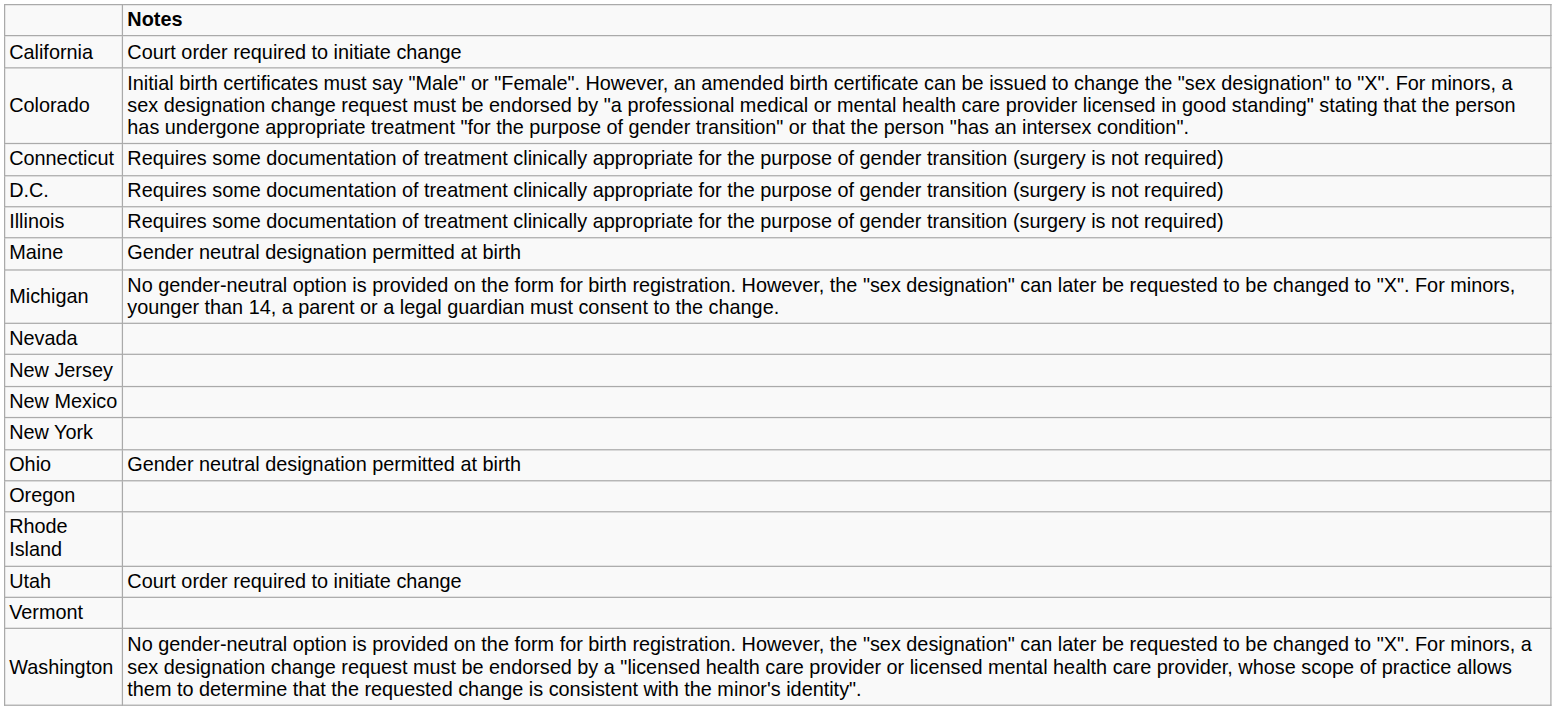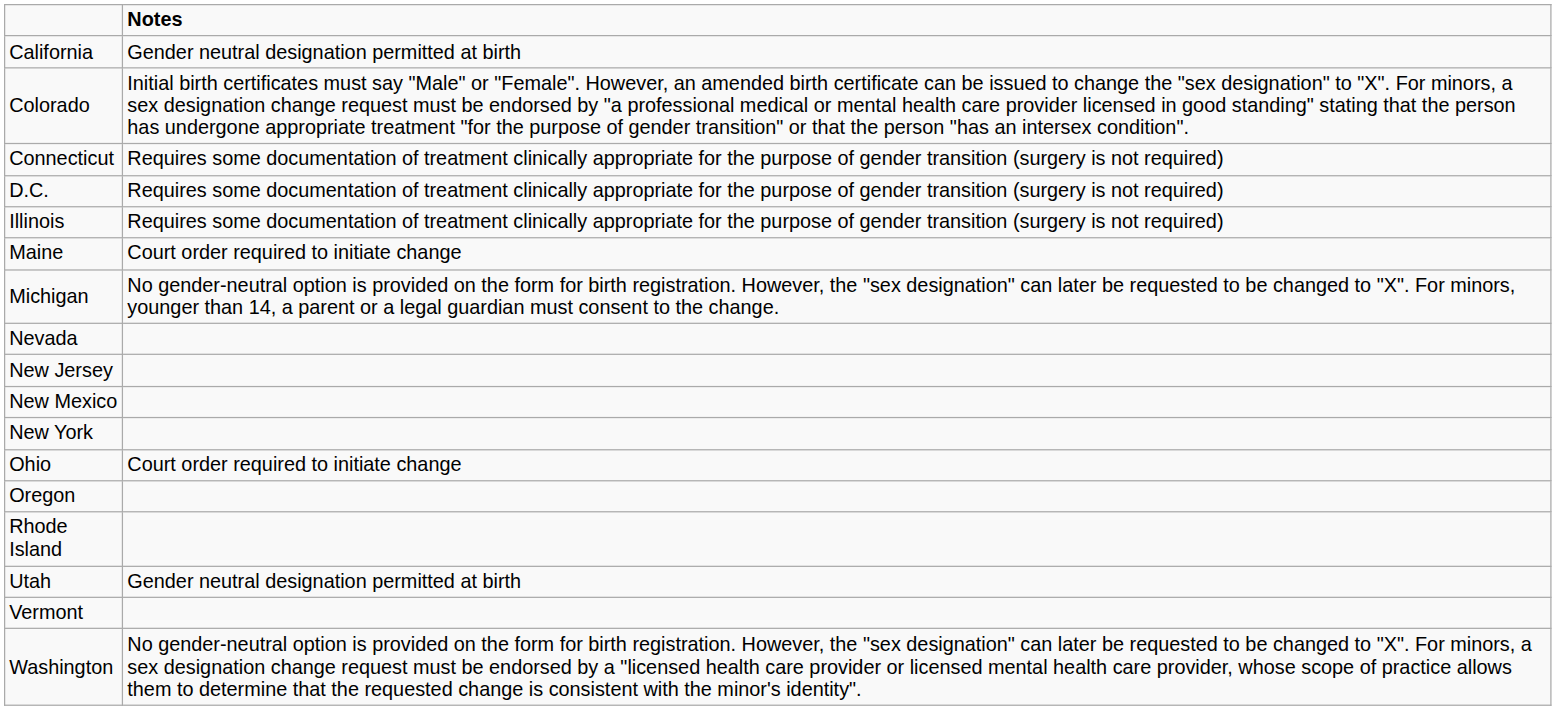(294, 51) Court order required to initiate change -> (324, 51) Gender neutral designation permitted at birth
(324, 253) Gender neutral designation permitted at birth -> (294, 253) Court order required to initiate change
(324, 464) Gender neutral designation permitted at birth -> (294, 464) Court order required to initiate change
(294, 581) Court order required to initiate change -> (324, 581) Gender neutral designation permitted at birth
